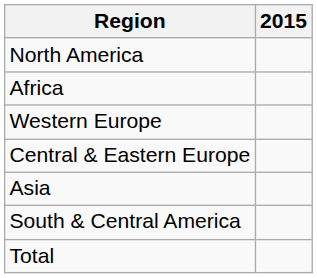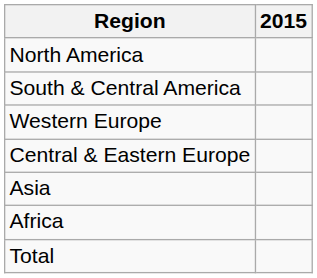rows swapped: (125, 222) <-> (37, 88)
